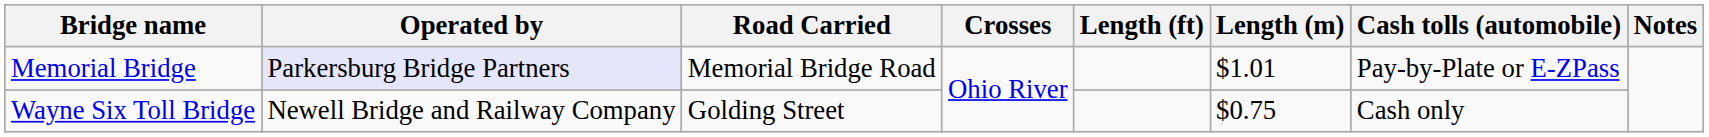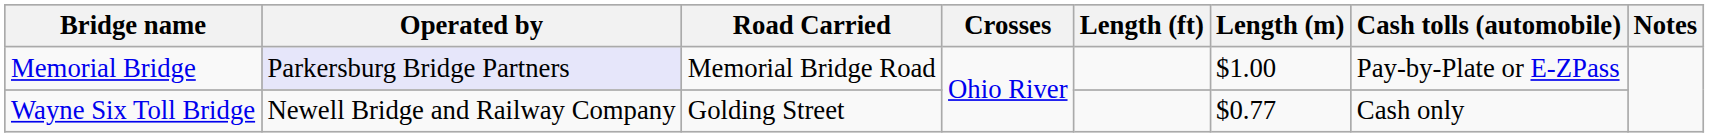(1246, 68) $1.01 -> (1246, 68) $1.00
(1246, 110) $0.75 -> (1246, 110) $0.77
